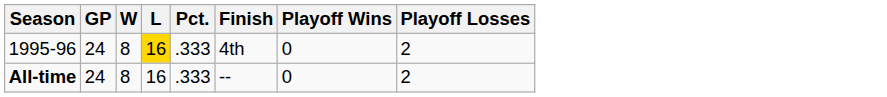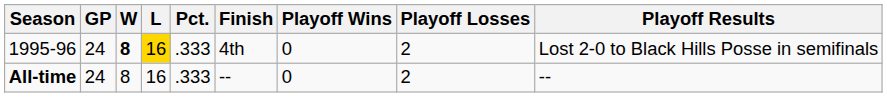+ column: (709, 19)
(125, 48) normal -> (125, 48) bold
